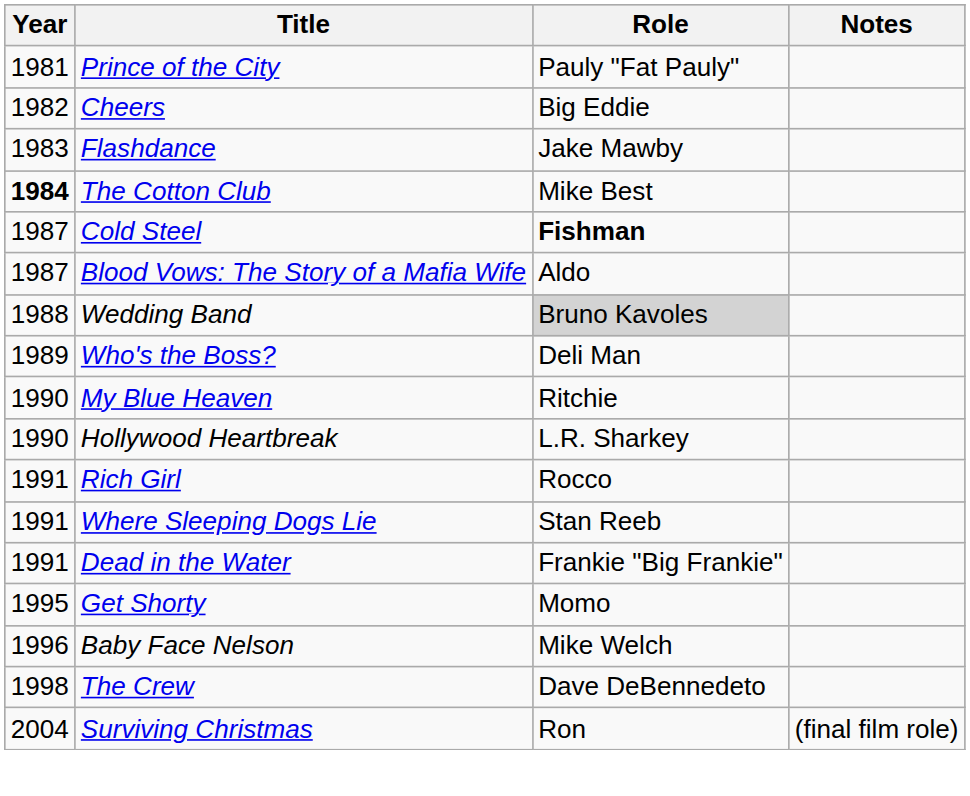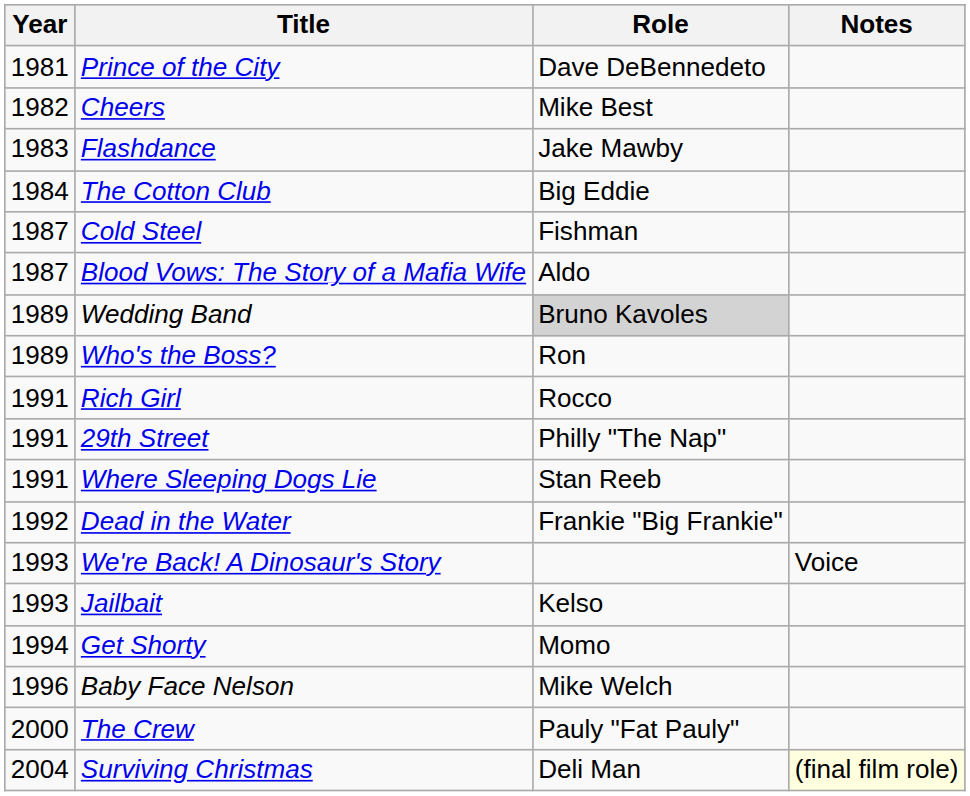(639, 66) Pauly "Fat Pauly" -> (652, 66) Dave DeBennedeto
(594, 107) Big Eddie -> (595, 107) Mike Best
(40, 190) bold -> (40, 190) normal
(595, 190) Mike Best -> (594, 190) Big Eddie
(592, 231) bold -> (588, 231) normal
(40, 314) 1988 -> (40, 314) 1989
(590, 356) Deli Man -> (562, 356) Ron
- row: (177, 397)
- row: (209, 438)
+ row: (145, 438)
(40, 562) 1991 -> (40, 521) 1992
+ row: (261, 562)
+ row: (121, 604)
(40, 604) 1995 -> (40, 645) 1994
(40, 686) 1998 -> (40, 728) 2000
(652, 686) Dave DeBennedeto -> (639, 728) Pauly "Fat Pauly"
(562, 728) Ron -> (590, 769) Deli Man
(877, 728) no background -> (877, 769) lightyellow background
